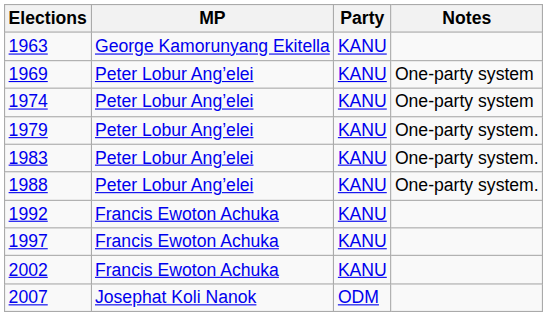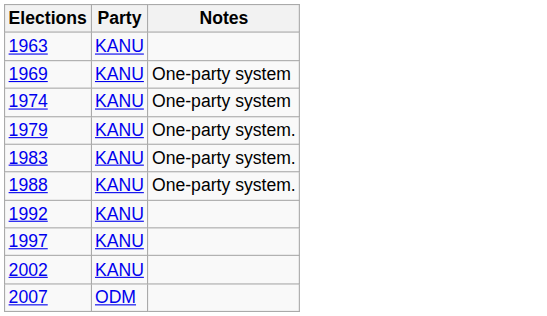- column: (212, 18)
